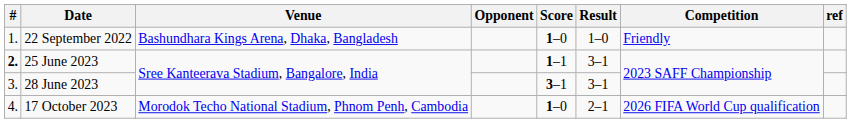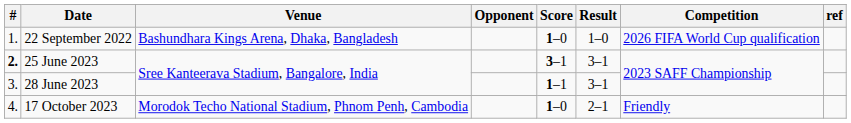(647, 38) Friendly -> (722, 38) 2026 FIFA World Cup qualification
(556, 61) 1–1 -> (556, 61) 3–1
(556, 84) 3–1 -> (556, 84) 1–1
(722, 107) 2026 FIFA World Cup qualification -> (647, 107) Friendly
